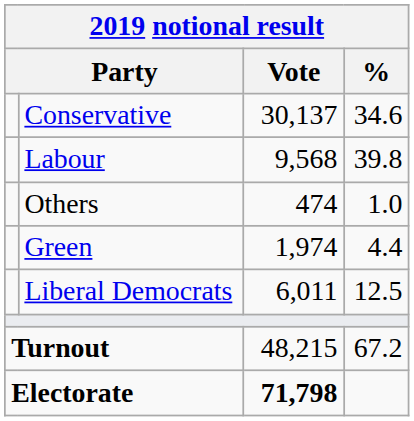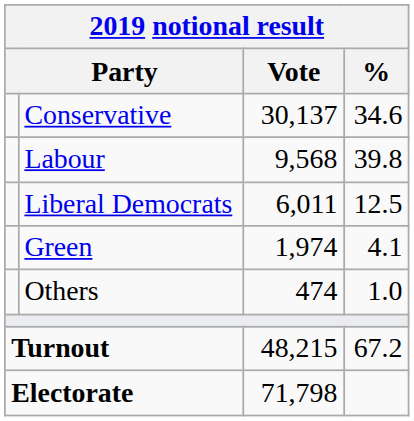rows swapped: (128, 291) <-> (62, 203)
(385, 247) 4.4 -> (385, 247) 4.1
(299, 392) bold -> (299, 392) normal
